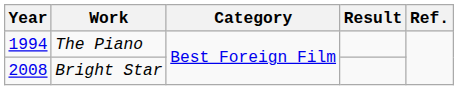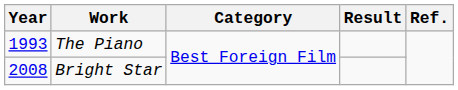(28, 44) 1994 -> (28, 44) 1993
